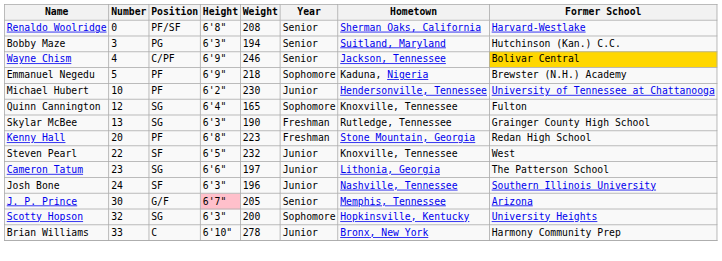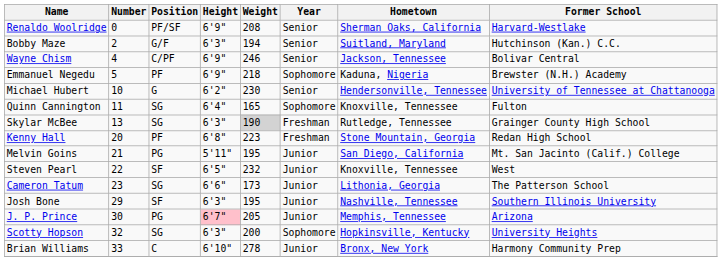(215, 28) 6'8" -> (215, 28) 6'9"
(114, 44) 3 -> (114, 44) 2
(157, 44) PG -> (160, 44) G/F
(536, 60) gold background -> (536, 60) no background
(157, 91) PF -> (154, 91) G
(300, 91) Junior -> (300, 91) Senior
(117, 107) 12 -> (117, 107) 11
(252, 123) no background -> (252, 123) lightgrey background
+ row: (42, 154)
(252, 170) 197 -> (252, 186) 173
(117, 186) 24 -> (117, 202) 29
(252, 186) 196 -> (252, 202) 195
(160, 202) G/F -> (157, 217) PG
(300, 202) Senior -> (300, 217) Junior
